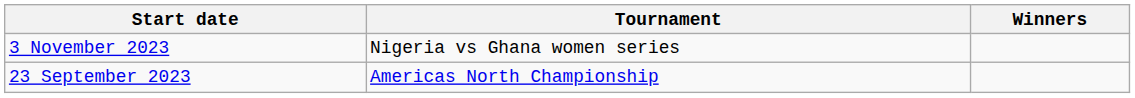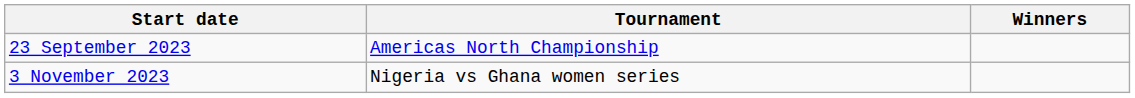rows swapped: (100, 77) <-> (89, 48)
